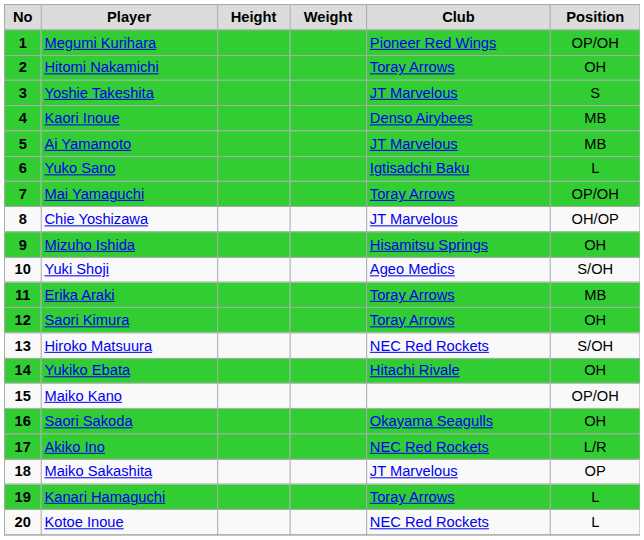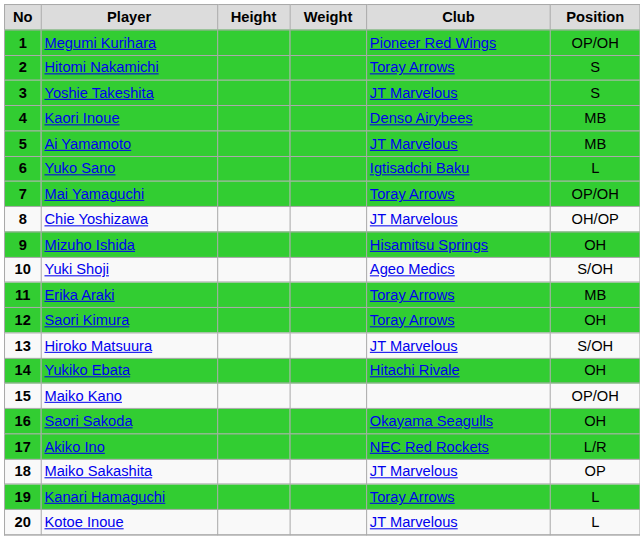(595, 68) OH -> (595, 68) S
(429, 345) NEC Red Rockets -> (414, 345) JT Marvelous
(429, 522) NEC Red Rockets -> (414, 522) JT Marvelous
